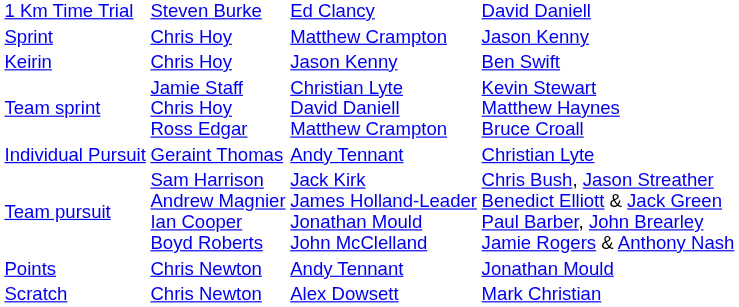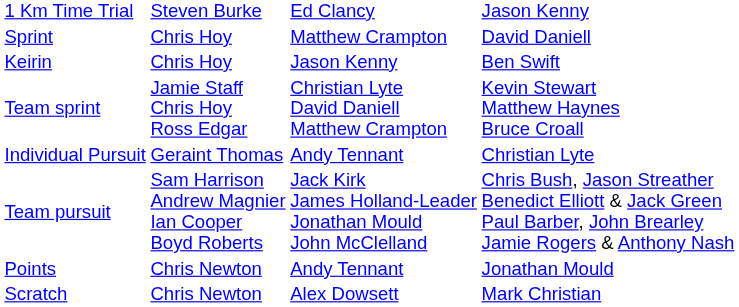(536, 11) David Daniell -> (535, 11) Jason Kenny
(535, 36) Jason Kenny -> (536, 36) David Daniell
